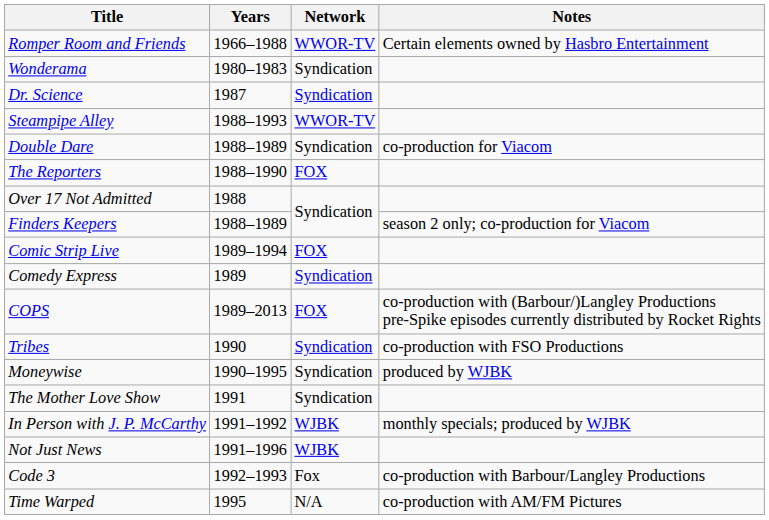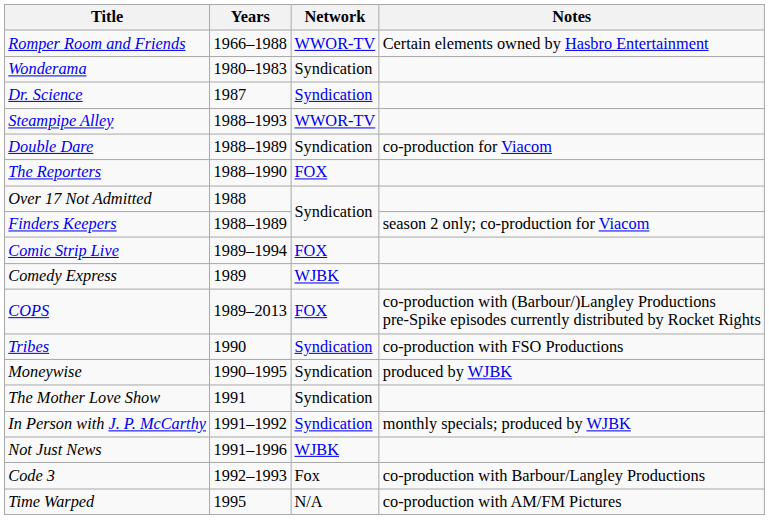(334, 276) Syndication -> (317, 276) WJBK
(317, 424) WJBK -> (334, 424) Syndication
